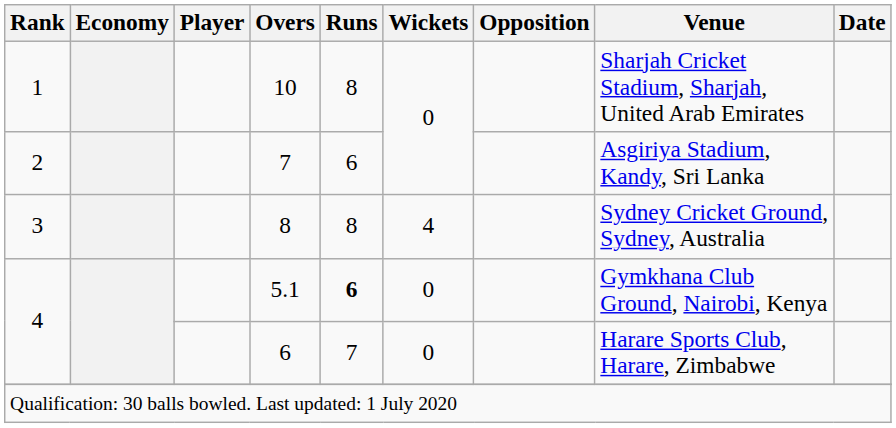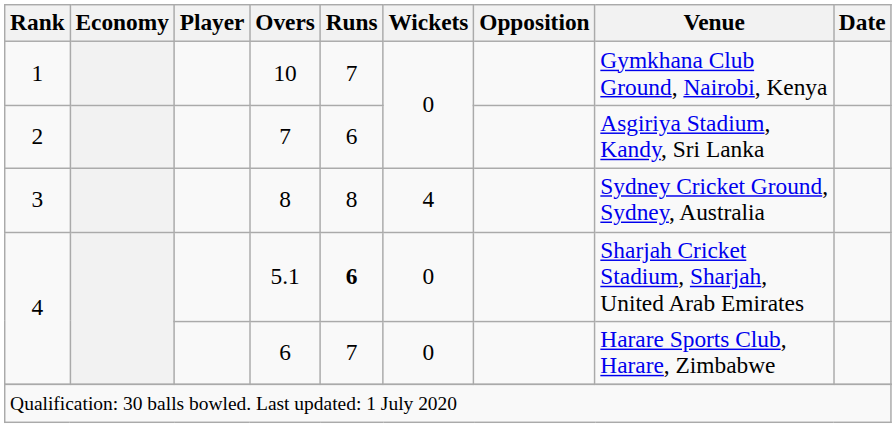(352, 86) 8 -> (352, 73) 7
(702, 86) Sharjah Cricket Stadium, Sharjah, United Arab Emirates -> (714, 73) Gymkhana Club Ground, Nairobi, Kenya
(714, 289) Gymkhana Club Ground, Nairobi, Kenya -> (702, 276) Sharjah Cricket Stadium, Sharjah, United Arab Emirates
